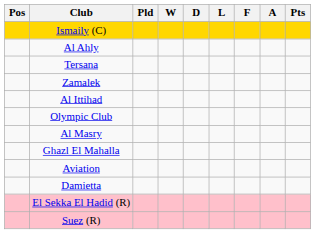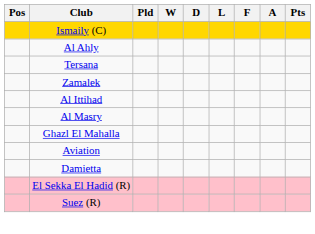- row: (81, 116)
